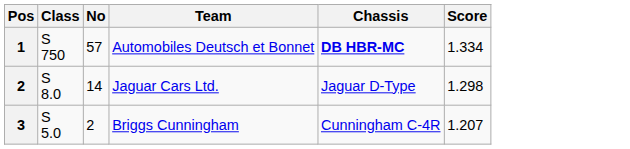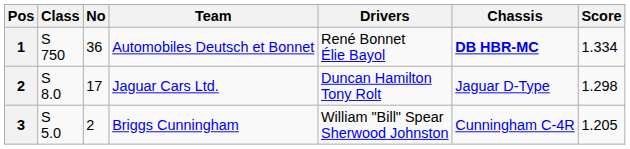+ column: (385, 16)
(94, 47) 57 -> (94, 47) 36
(94, 86) 14 -> (94, 86) 17
(465, 125) 1.207 -> (600, 125) 1.205
